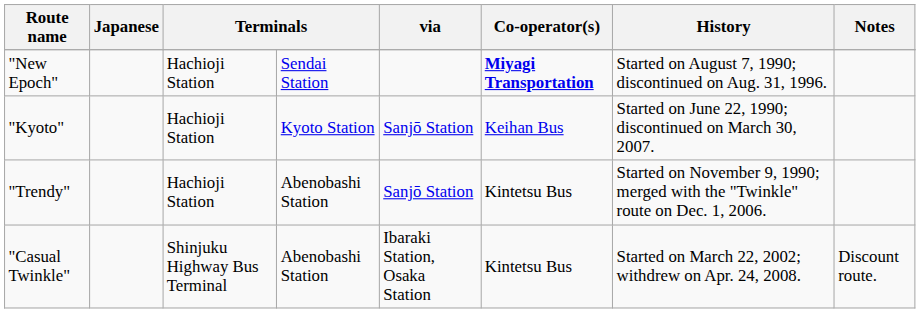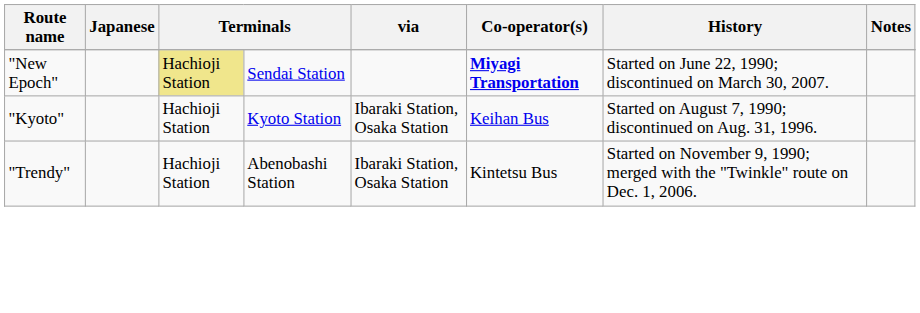(196, 72) no background -> (191, 72) khaki background
(722, 72) Started on August 7, 1990; discontinued on Aug. 31, 1996. -> (718, 72) Started on June 22, 1990; discontinued on March 30, 2007.
(428, 127) Sanjō Station -> (406, 118) Ibaraki Station, Osaka Station
(707, 127) Started on June 22, 1990; discontinued on March 30, 2007. -> (712, 118) Started on August 7, 1990; discontinued on Aug. 31, 1996.
(428, 192) Sanjō Station -> (406, 173) Ibaraki Station, Osaka Station
- row: (39, 266)
